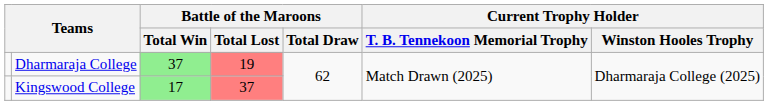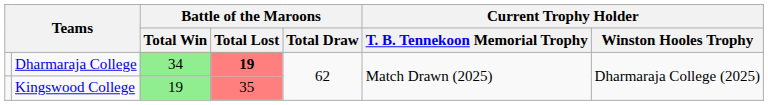(175, 64) 37 -> (175, 64) 34
(247, 64) normal -> (247, 64) bold
(175, 87) 17 -> (175, 87) 19
(247, 87) 37 -> (247, 87) 35
